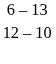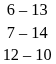+ row: (27, 32)
